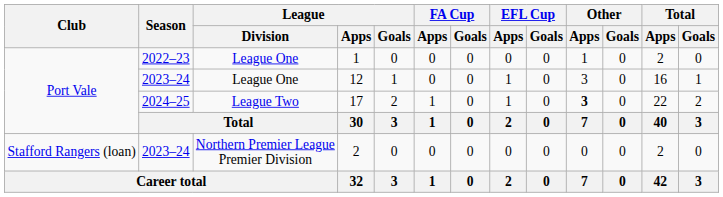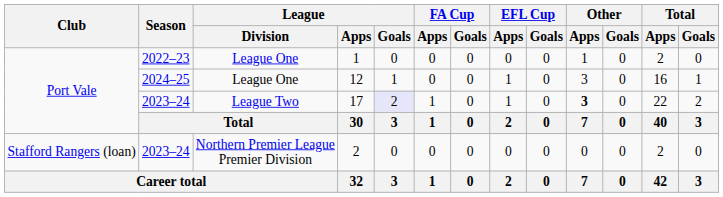(166, 79) 2023–24 -> (166, 79) 2024–25
(166, 101) 2024–25 -> (166, 101) 2023–24
(394, 101) no background -> (394, 101) lavender background
